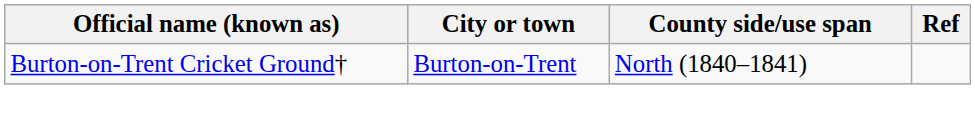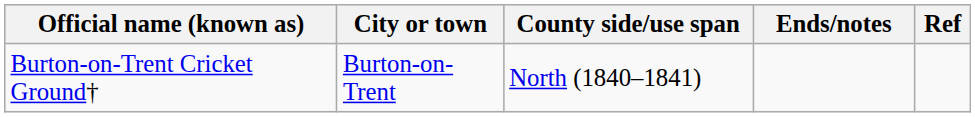+ column: (834, 24)
